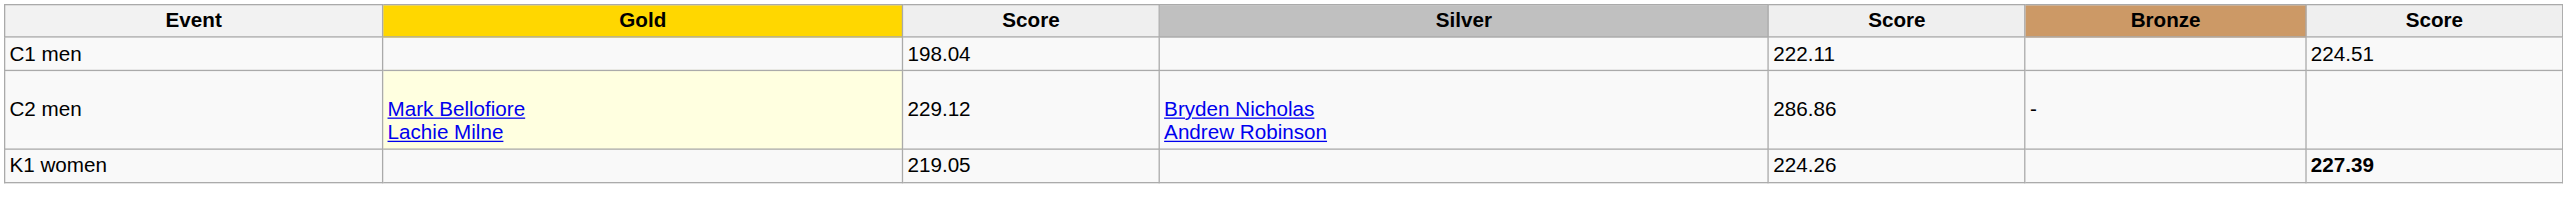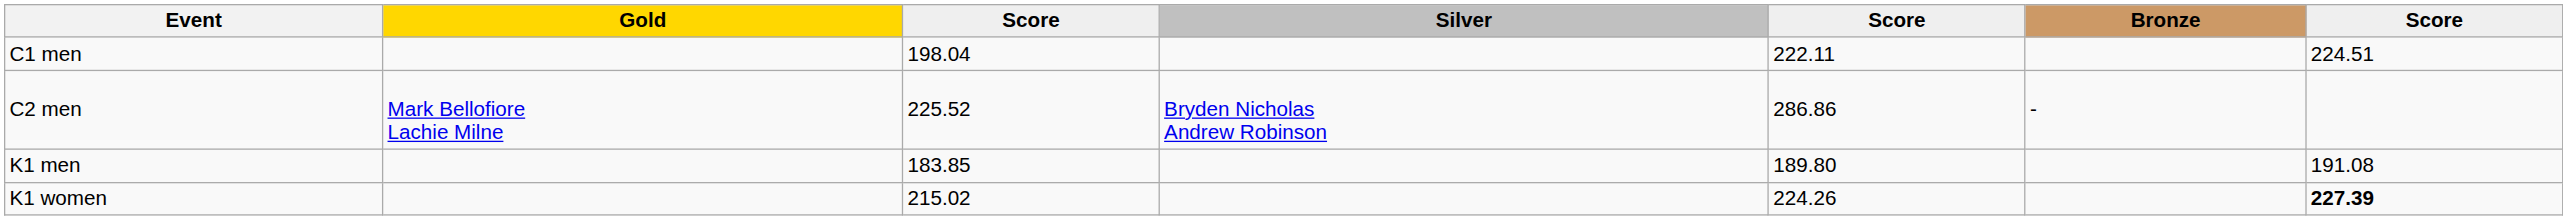(456, 121) lightyellow background -> (456, 121) no background
(939, 109) 229.12 -> (939, 109) 225.52
+ row: (45, 165)
(939, 165) 219.05 -> (939, 198) 215.02
